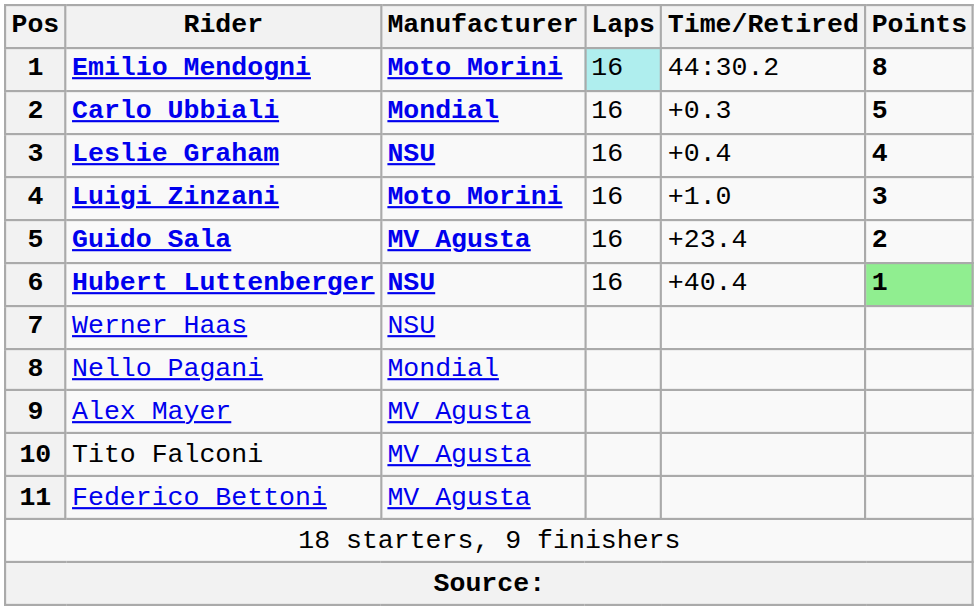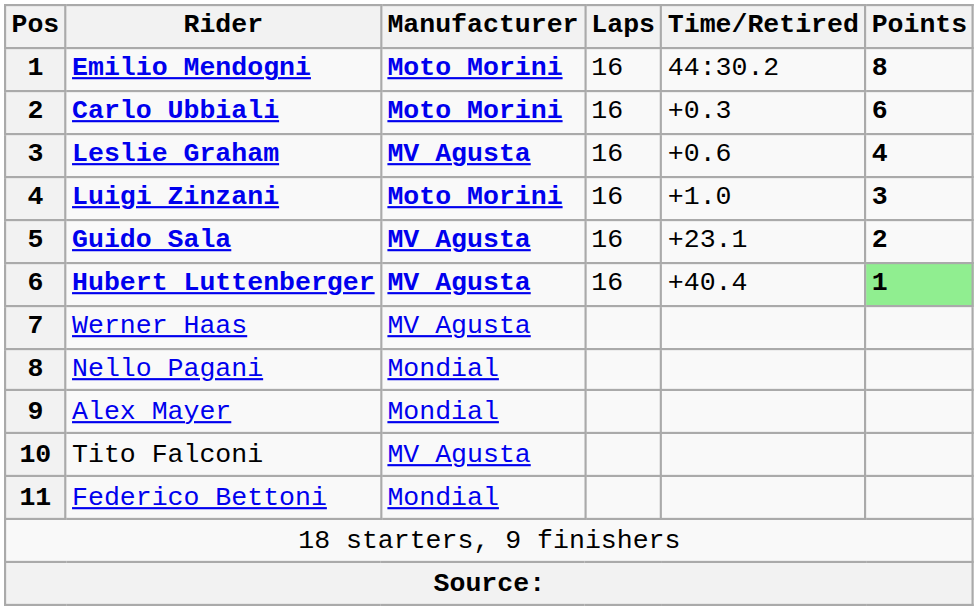(607, 70) paleturquoise background -> (607, 70) no background
(443, 113) Mondial -> (475, 113) Moto Morini
(880, 113) 5 -> (880, 113) 6
(411, 155) NSU -> (459, 155) MV Agusta
(700, 155) +0.4 -> (700, 155) +0.6
(708, 241) +23.4 -> (708, 241) +23.1
(411, 284) NSU -> (459, 284) MV Agusta
(411, 327) NSU -> (459, 327) MV Agusta
(459, 413) MV Agusta -> (443, 413) Mondial
(459, 498) MV Agusta -> (443, 498) Mondial
